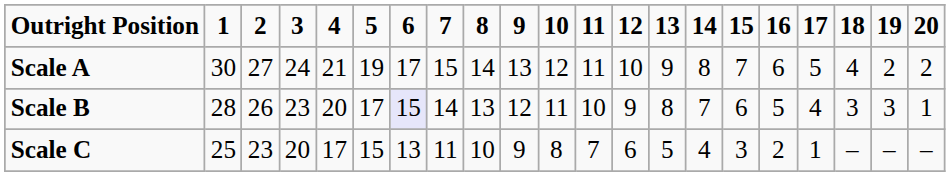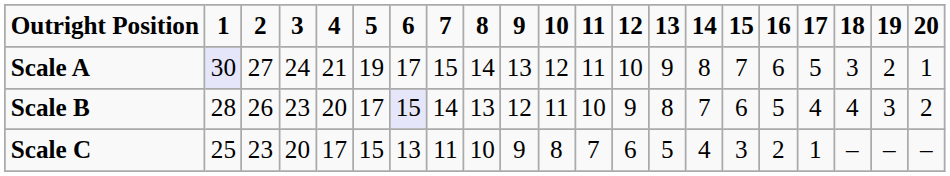(223, 67) no background -> (223, 67) lavender background
(852, 67) 4 -> (852, 67) 3
(926, 67) 2 -> (926, 67) 1
(852, 108) 3 -> (852, 108) 4
(926, 108) 1 -> (926, 108) 2
